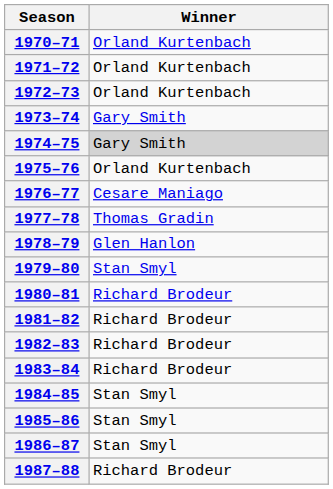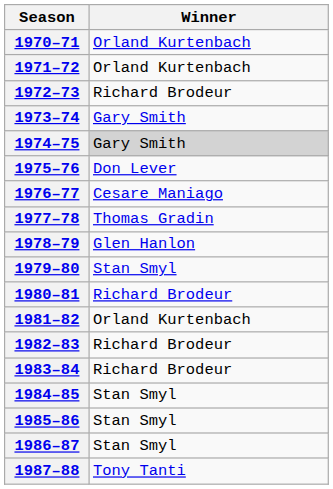(172, 93) Orland Kurtenbach -> (163, 93) Richard Brodeur
(172, 168) Orland Kurtenbach -> (135, 168) Don Lever
(163, 320) Richard Brodeur -> (172, 320) Orland Kurtenbach
(163, 471) Richard Brodeur -> (139, 471) Tony Tanti
